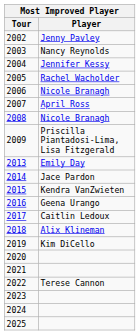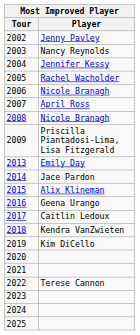(82, 190) Kendra VanZwieten -> (73, 190) Alix Klineman
(73, 230) Alix Klineman -> (82, 230) Kendra VanZwieten
